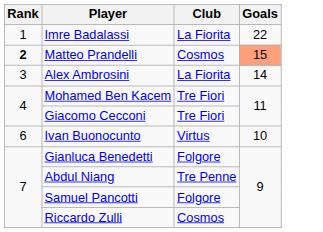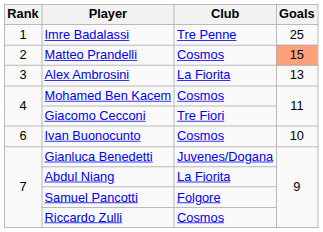(204, 34) La Fiorita -> (207, 34) Tre Penne
(260, 34) 22 -> (297, 34) 25
(23, 55) bold -> (23, 55) normal
(260, 75) 14 -> (297, 75) 13
(201, 95) Tre Fiori -> (201, 95) Cosmos
(193, 136) Virtus -> (201, 136) Cosmos
(199, 156) Folgore -> (225, 156) Juvenes/Dogana
(207, 177) Tre Penne -> (204, 177) La Fiorita
